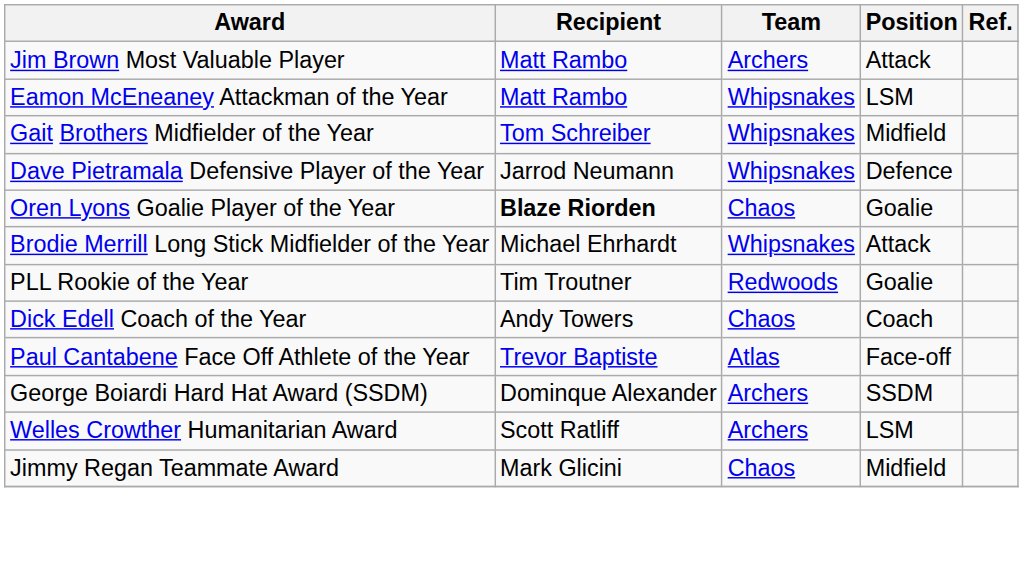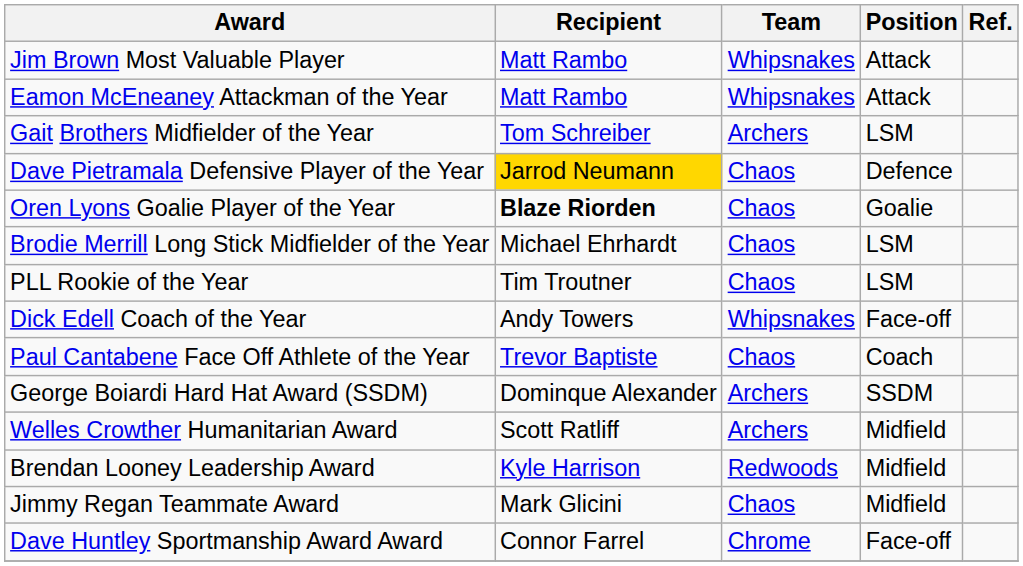(768, 60) Archers -> (791, 60) Whipsnakes
(890, 97) LSM -> (898, 97) Attack
(791, 134) Whipsnakes -> (768, 134) Archers
(906, 134) Midfield -> (890, 134) LSM
(587, 171) no background -> (587, 171) gold background
(791, 171) Whipsnakes -> (761, 171) Chaos
(791, 245) Whipsnakes -> (761, 245) Chaos
(898, 245) Attack -> (890, 245) LSM
(783, 282) Redwoods -> (761, 282) Chaos
(899, 282) Goalie -> (890, 282) LSM
(761, 319) Chaos -> (791, 319) Whipsnakes
(899, 319) Coach -> (908, 319) Face-off
(754, 356) Atlas -> (761, 356) Chaos
(908, 356) Face-off -> (899, 356) Coach
(890, 430) LSM -> (906, 430) Midfield
+ row: (192, 467)
+ row: (227, 541)
